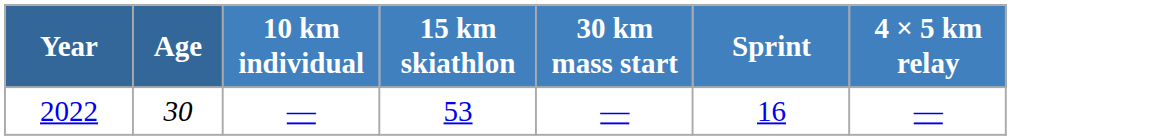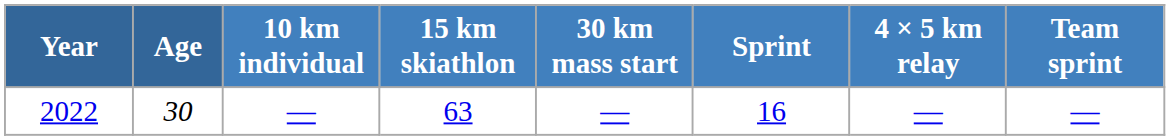+ column: (1085, 45)
(458, 110) 53 -> (458, 110) 63
